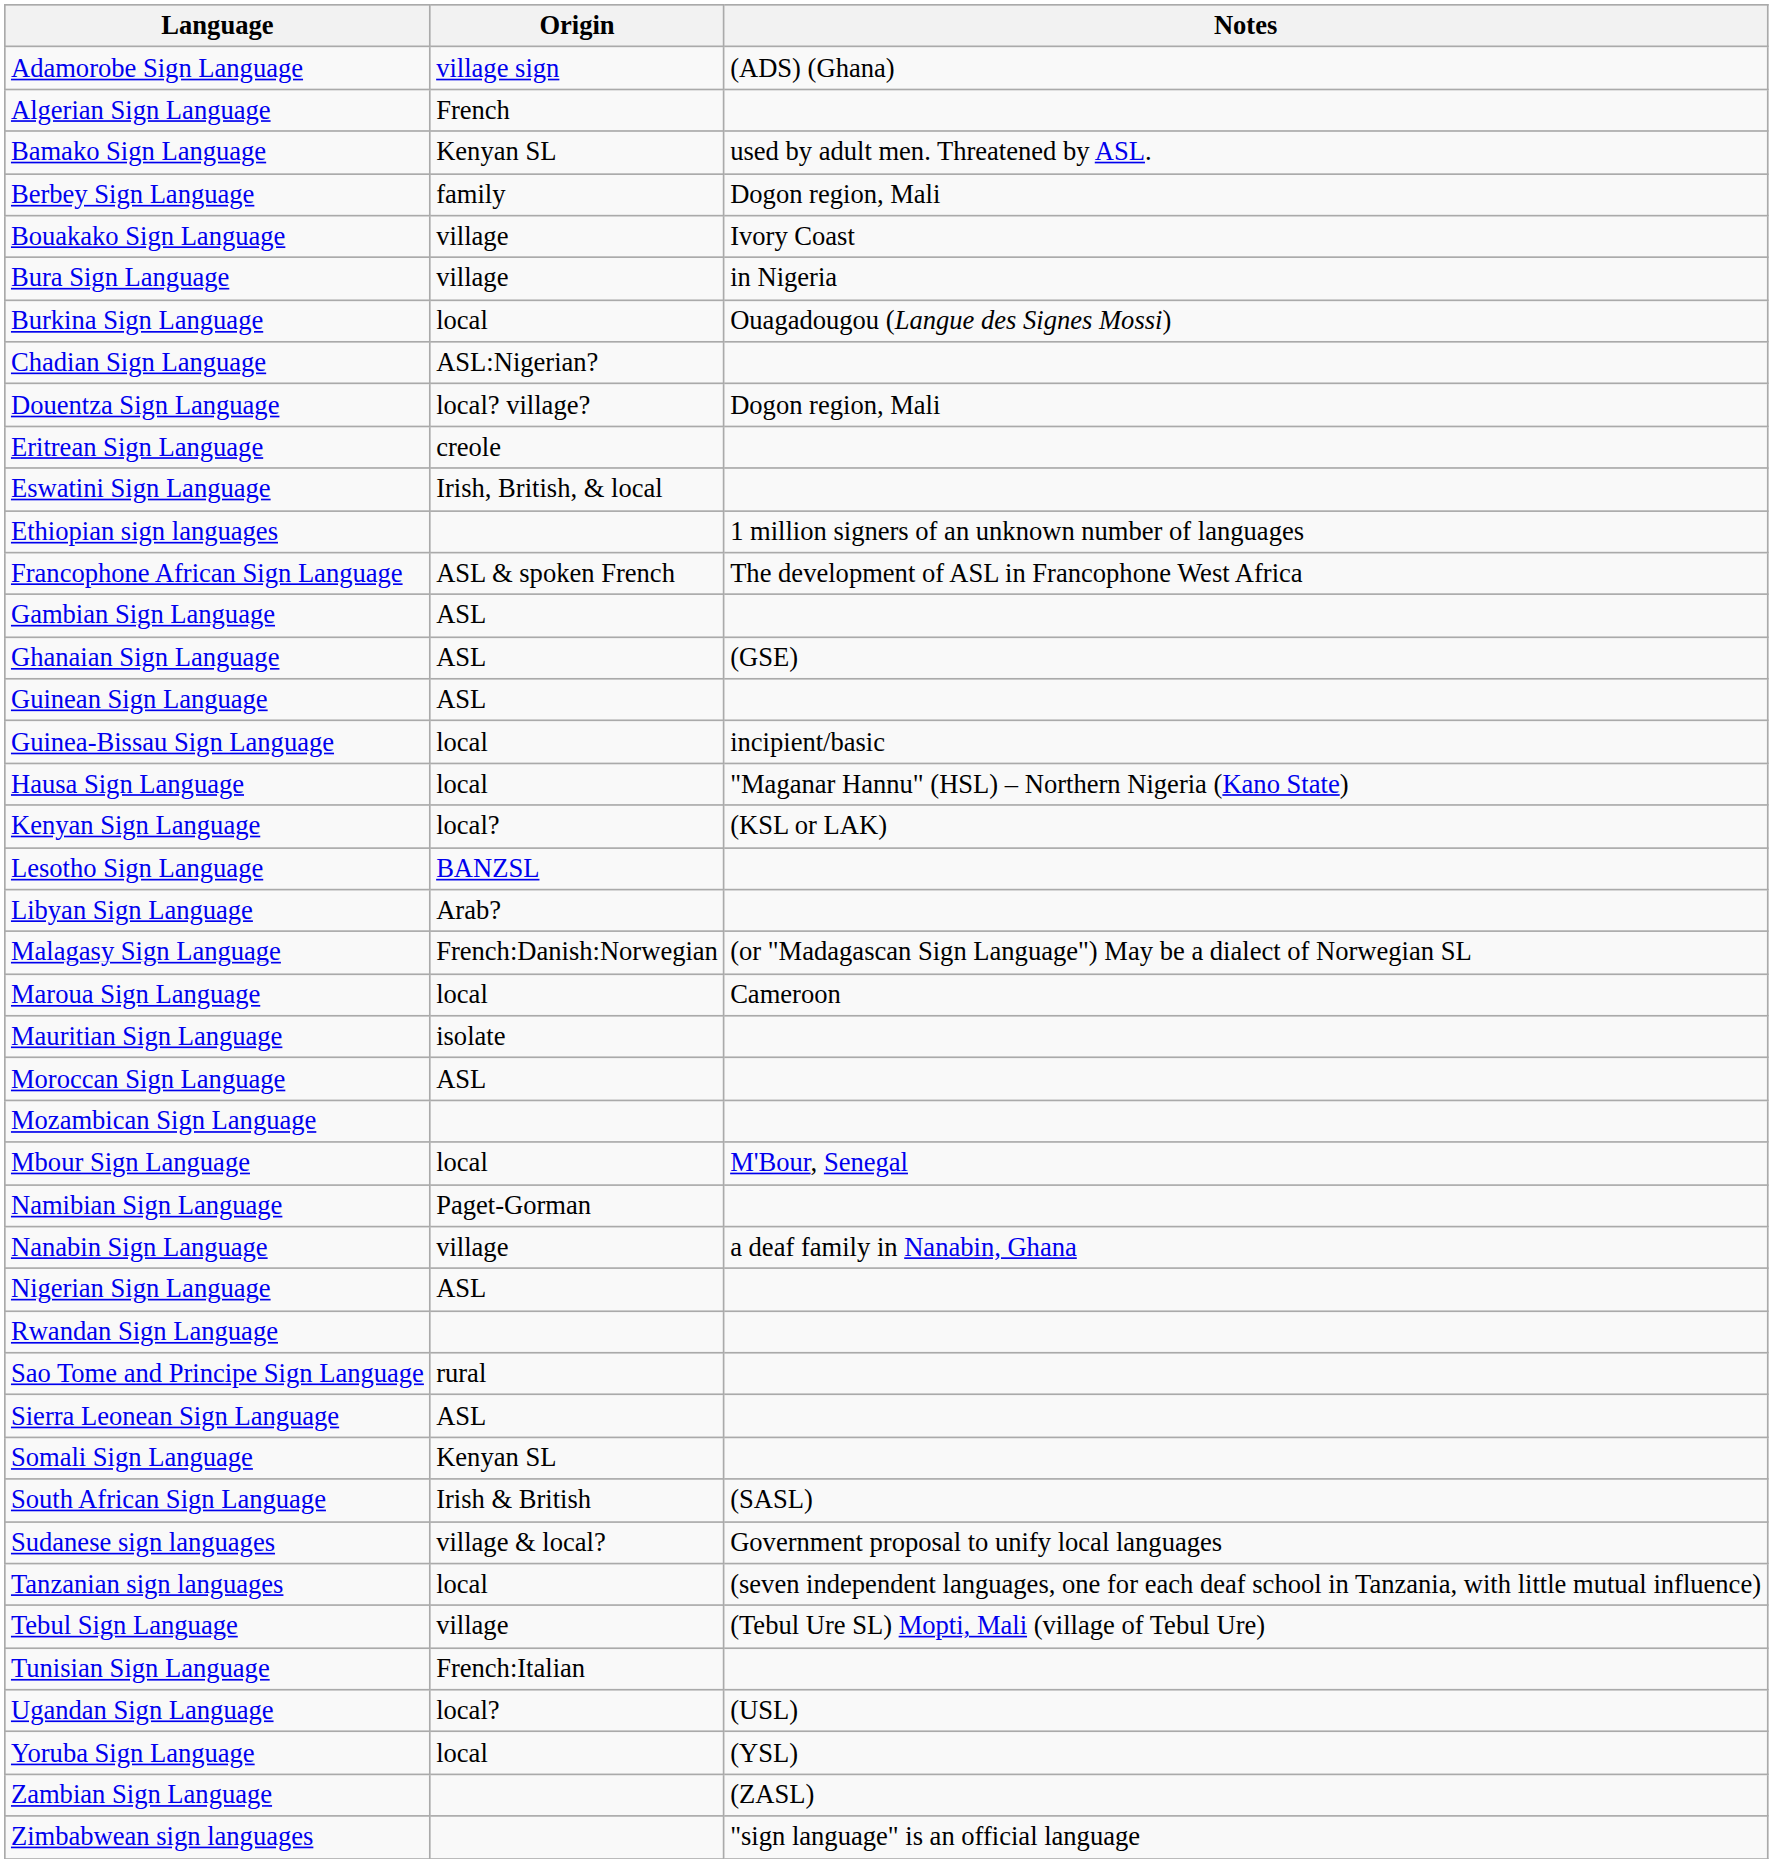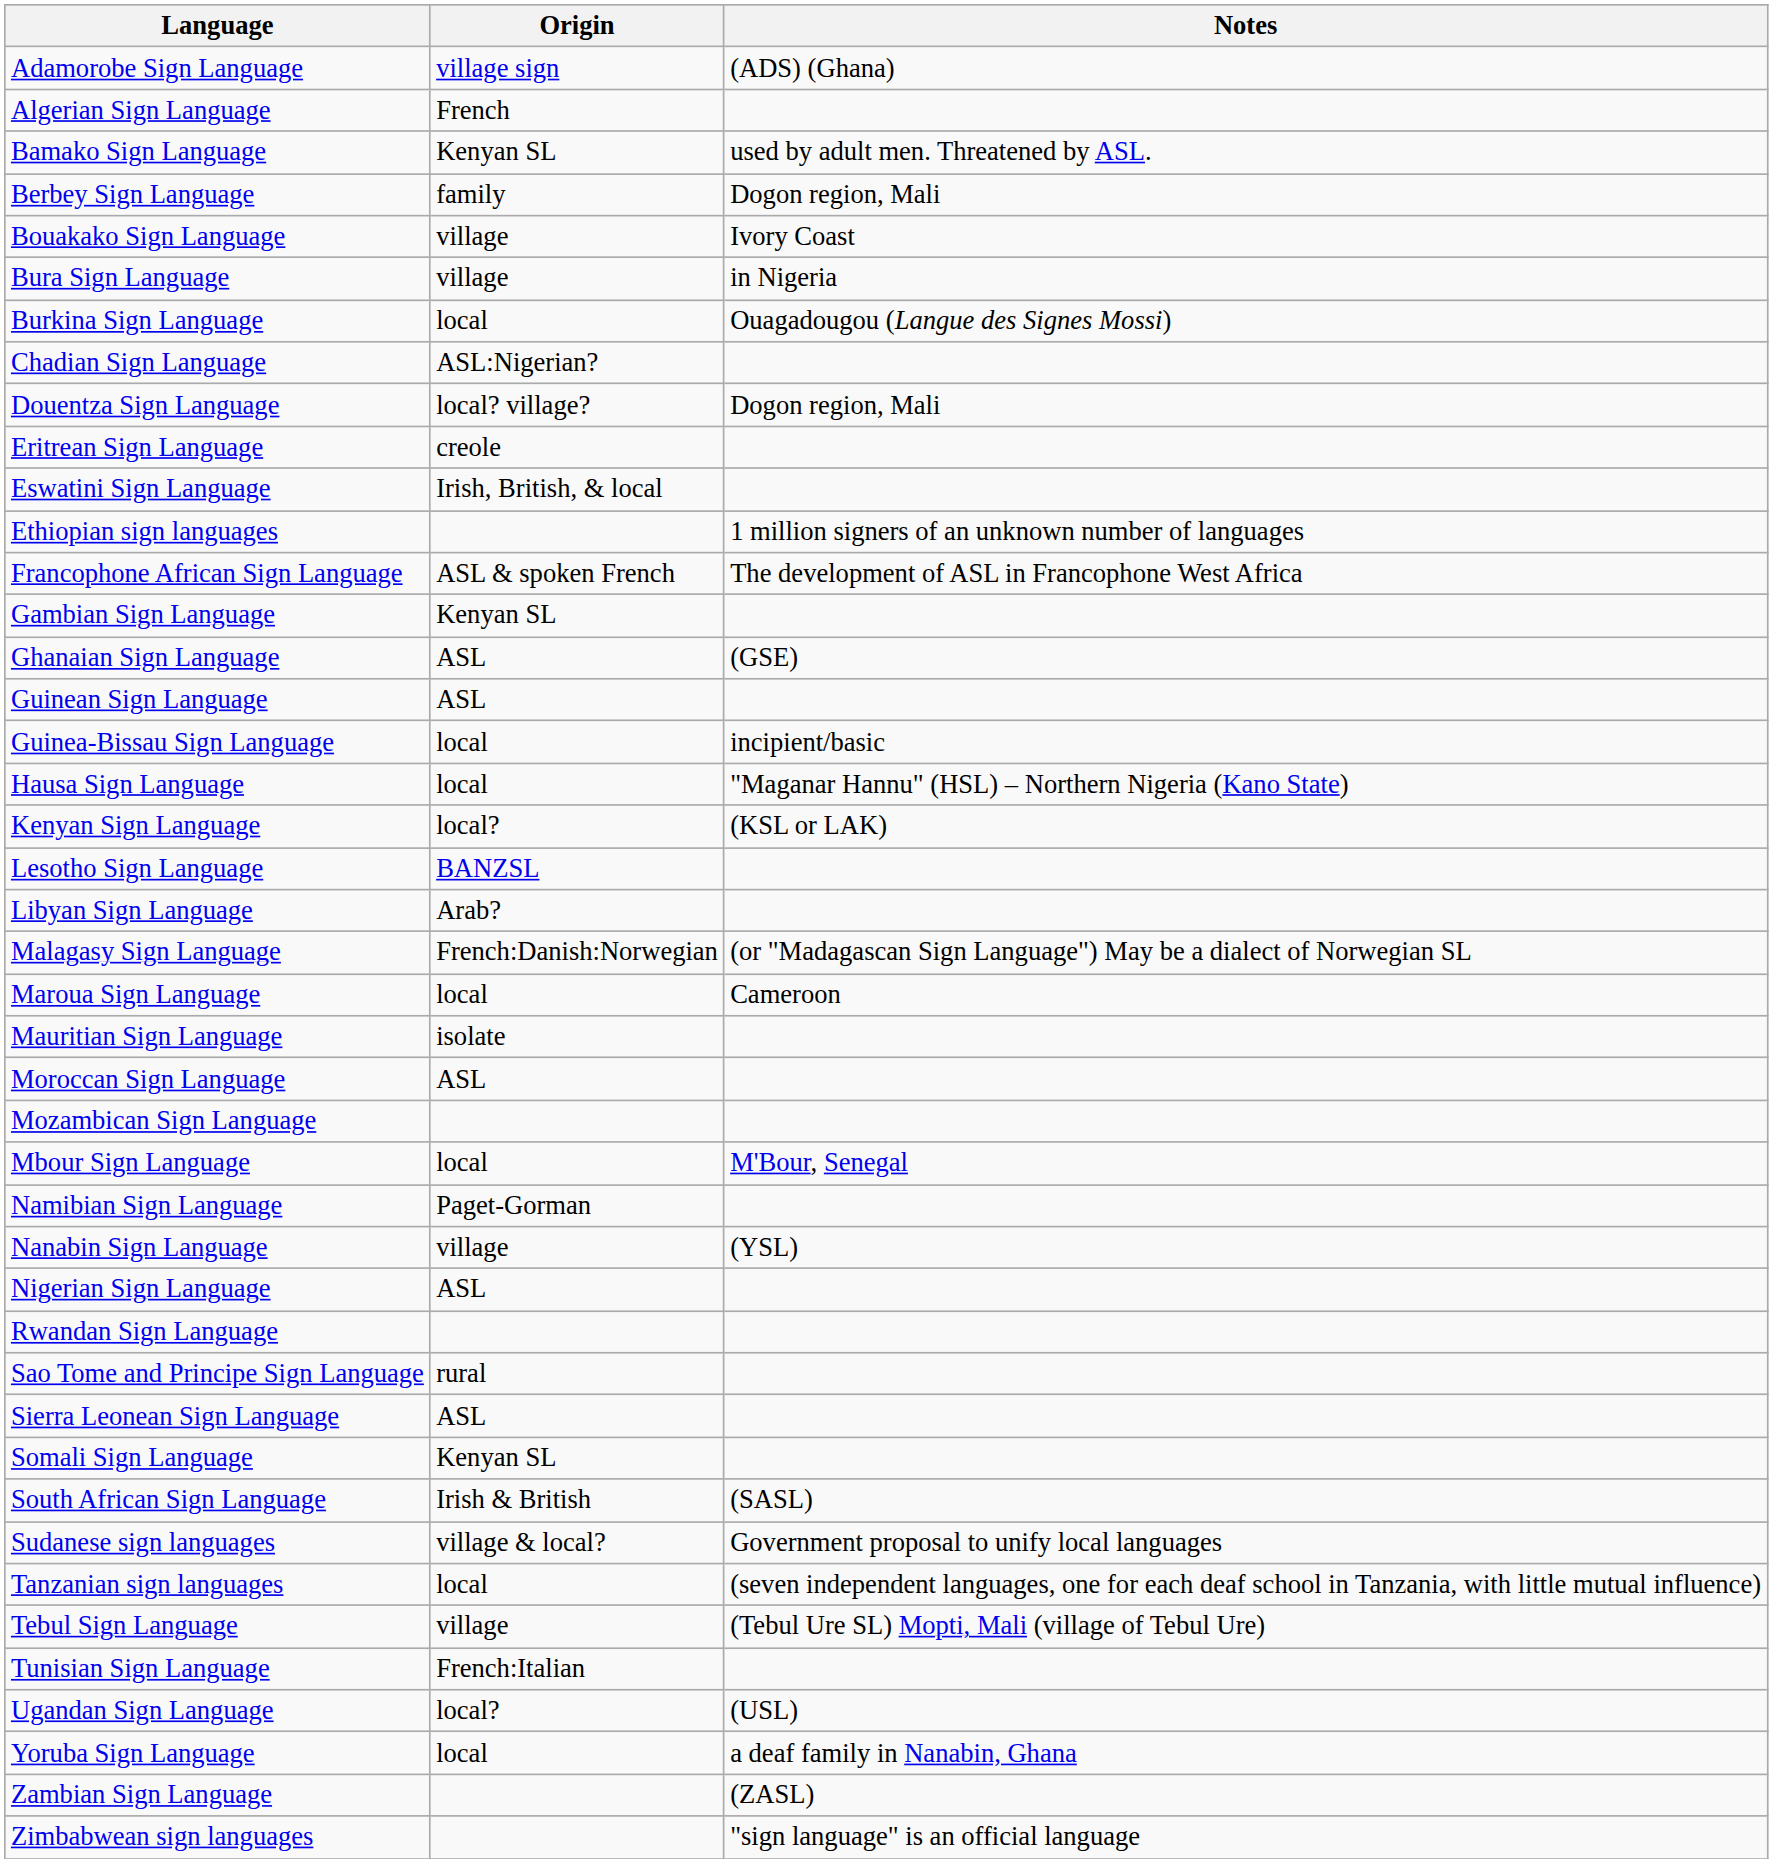(461, 615) ASL -> (496, 615) Kenyan SL
(903, 1247) a deaf family in Nanabin, Ghana -> (764, 1247) (YSL)
(764, 1752) (YSL) -> (903, 1752) a deaf family in Nanabin, Ghana
